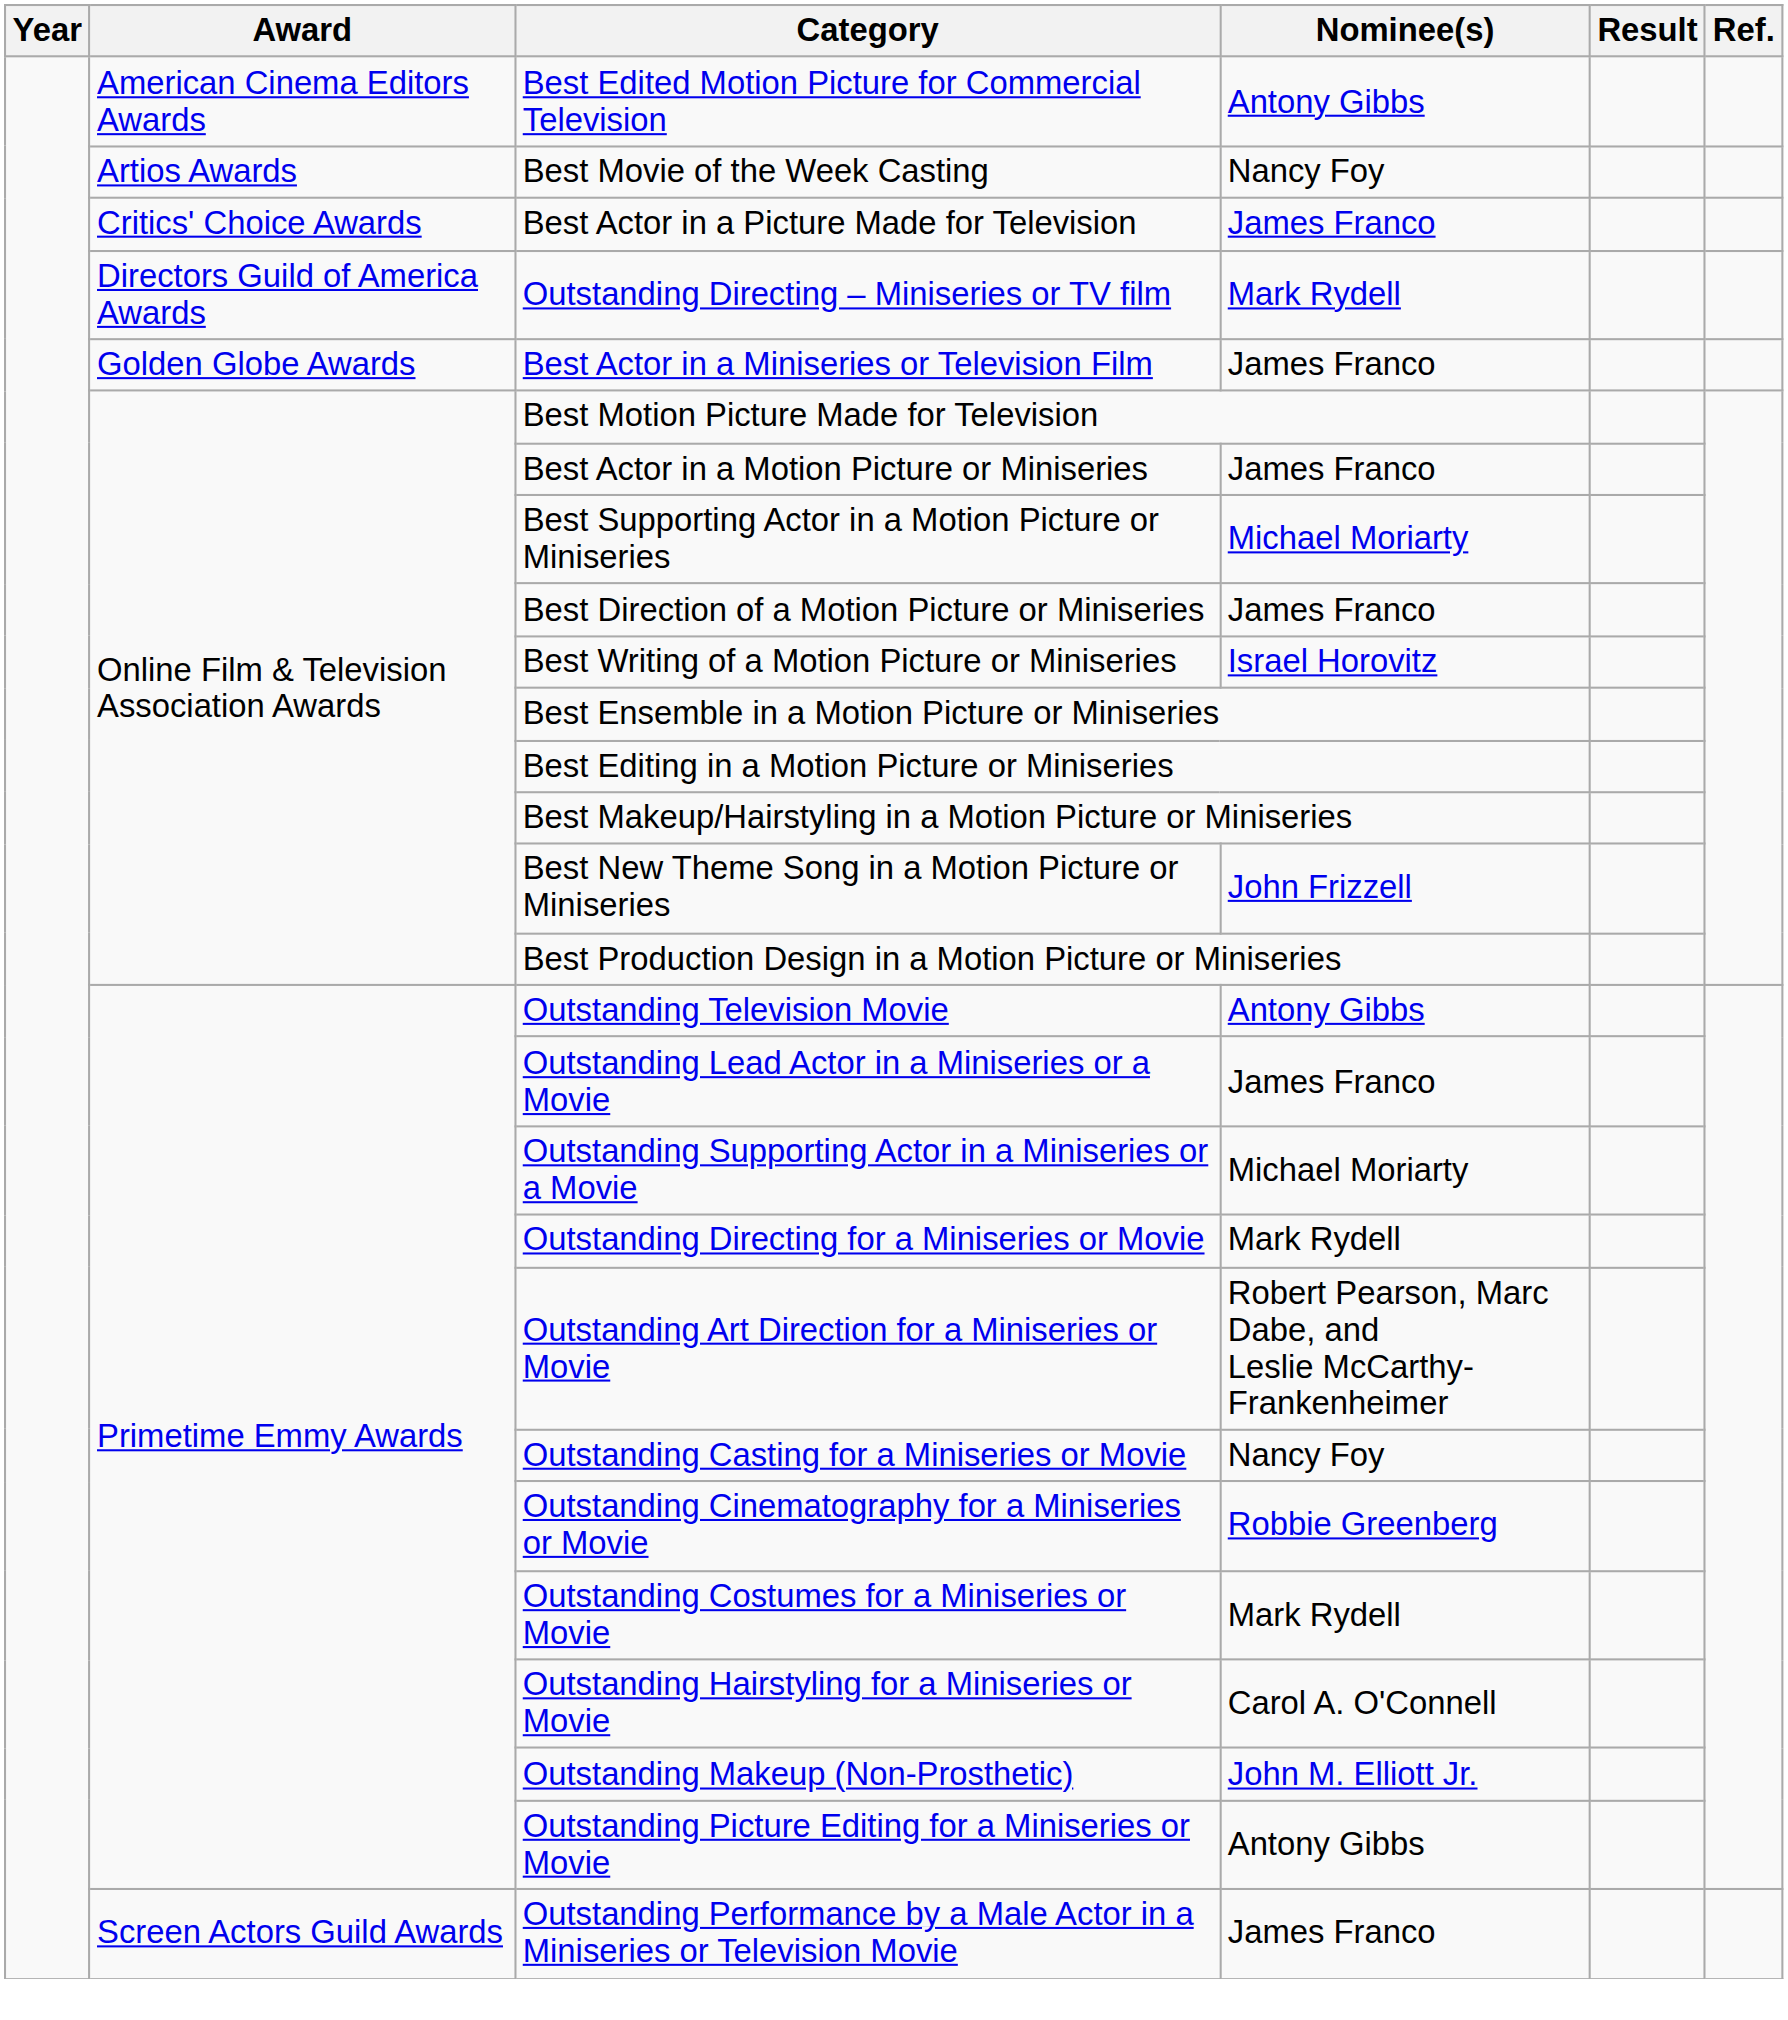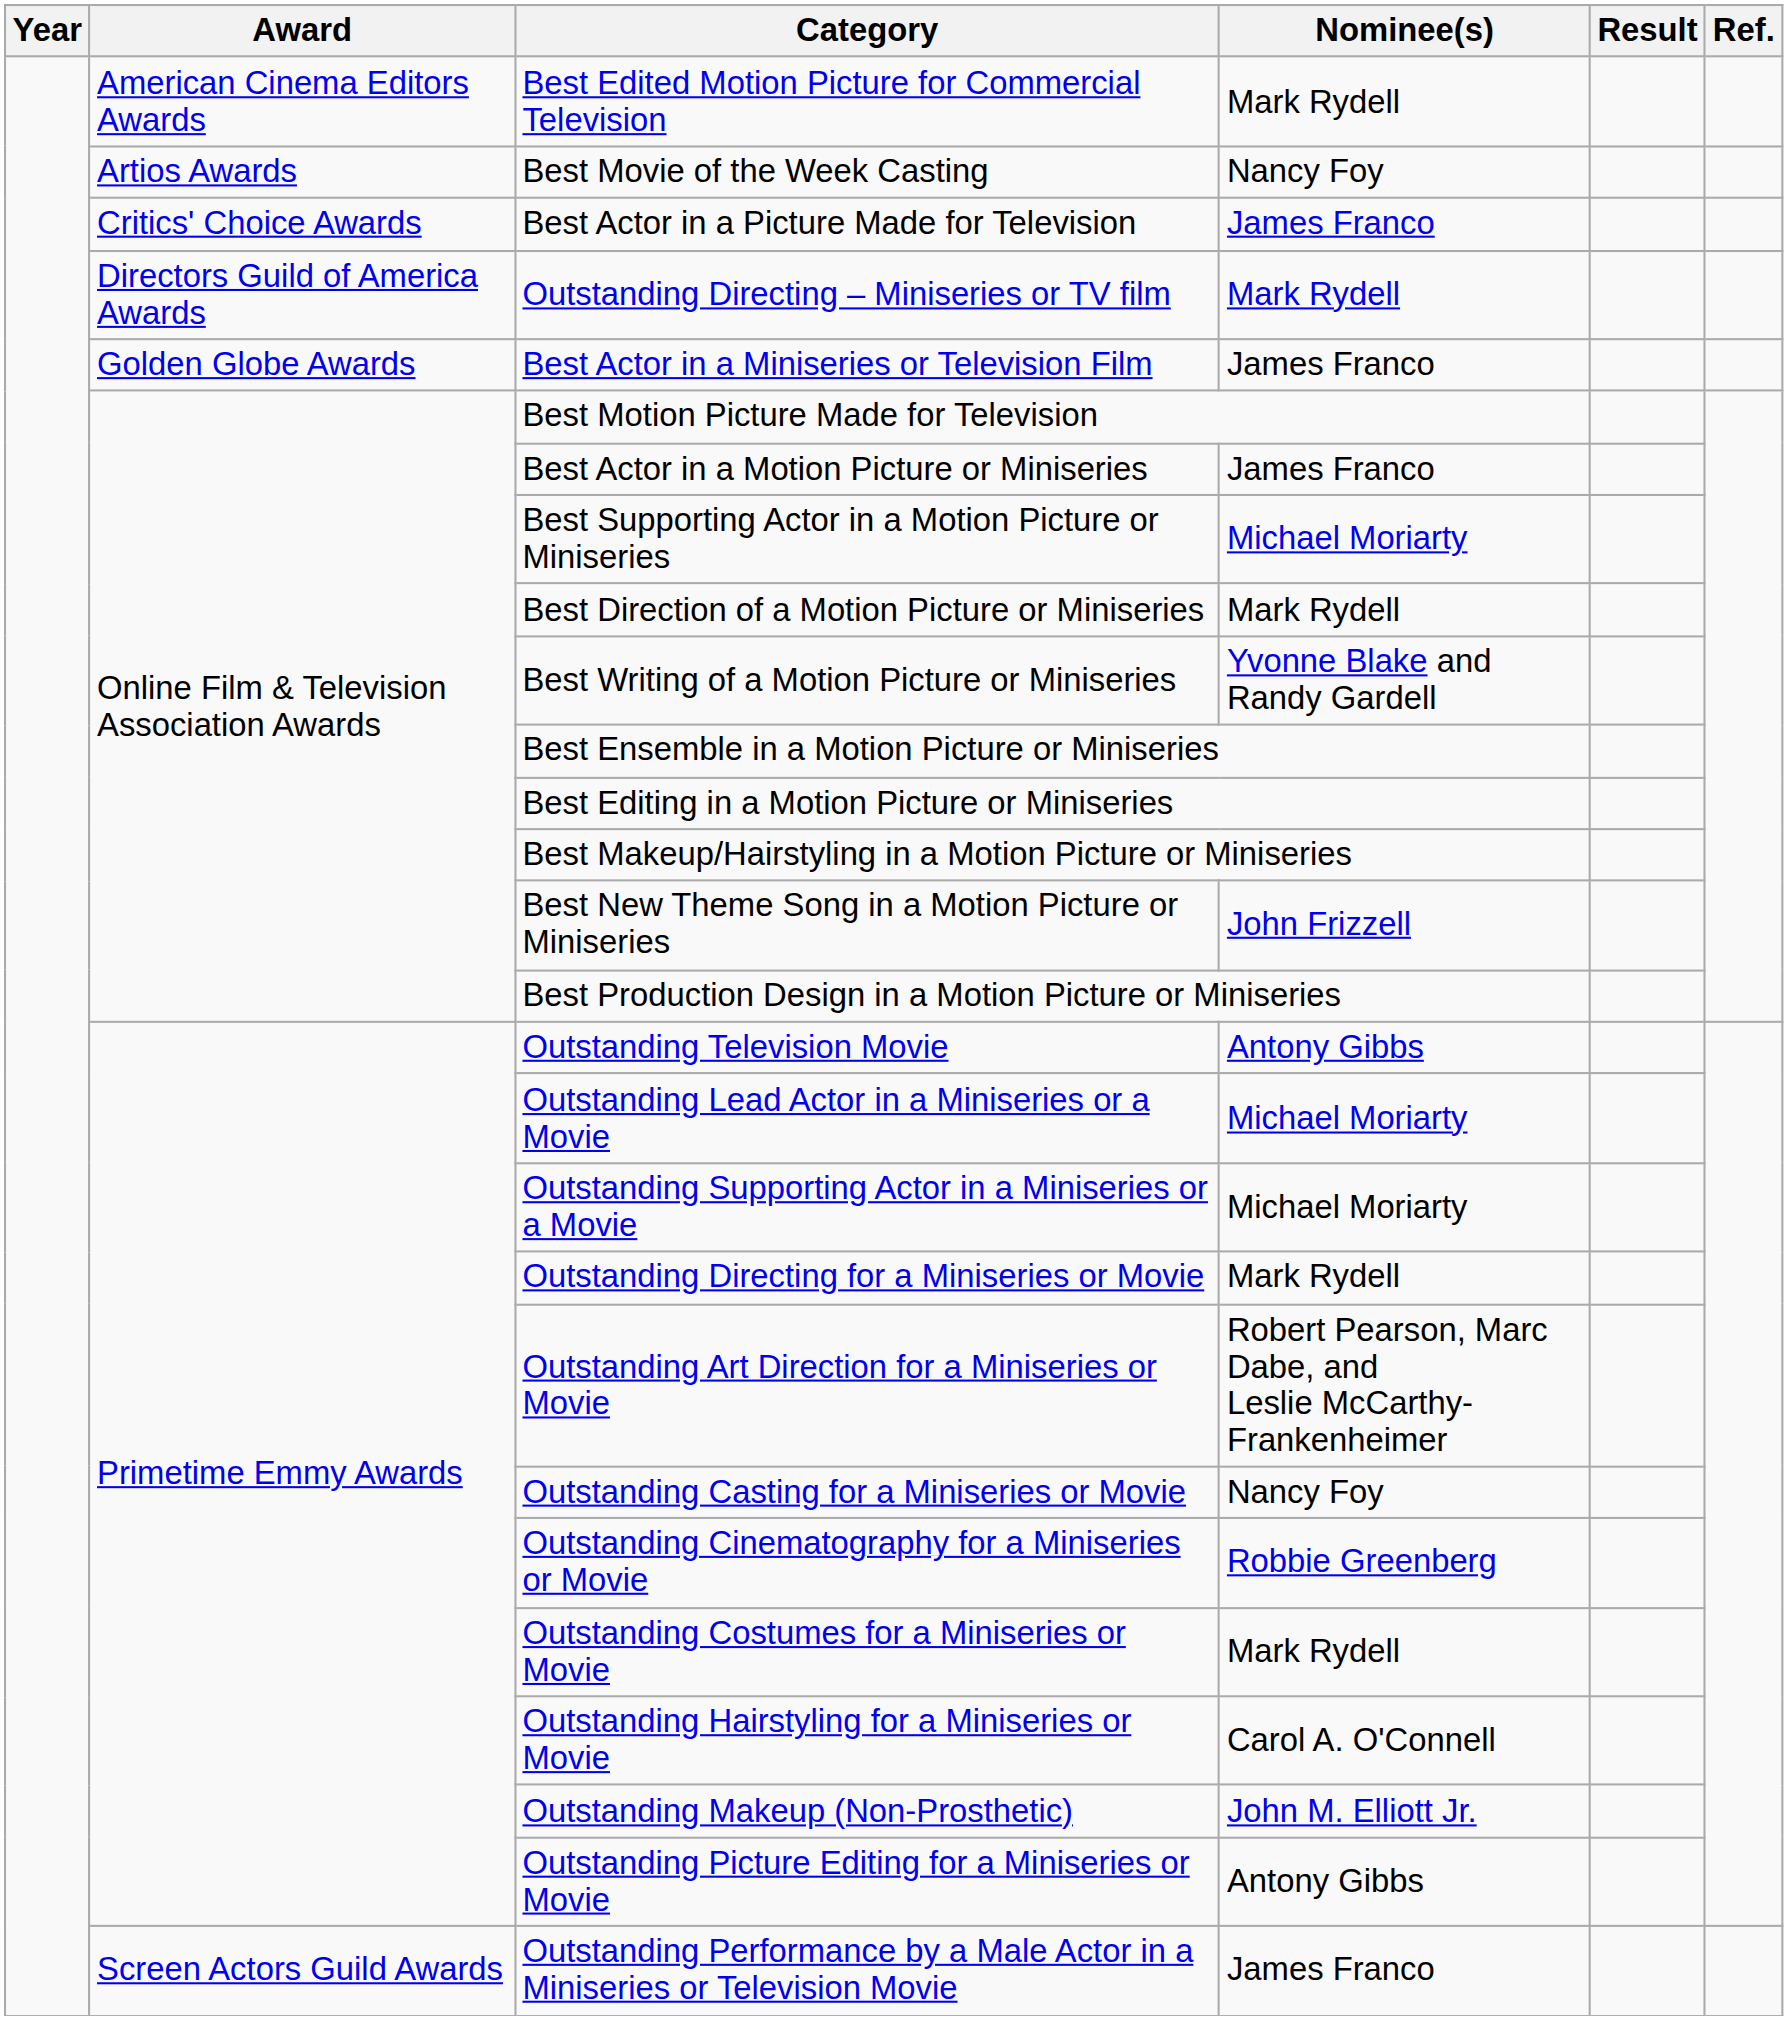(1326, 100) Antony Gibbs -> (1314, 100) Mark Rydell
(1332, 609) James Franco -> (1314, 609) Mark Rydell
(1333, 661) Israel Horovitz -> (1359, 679) Yvonne Blake and Randy Gardell
(1332, 1080) James Franco -> (1347, 1117) Michael Moriarty
